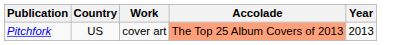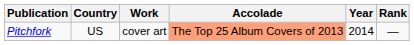+ column: (393, 13)
(361, 31) 2013 -> (361, 31) 2014
